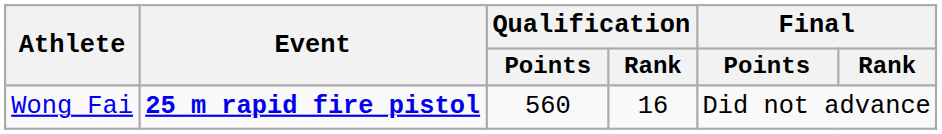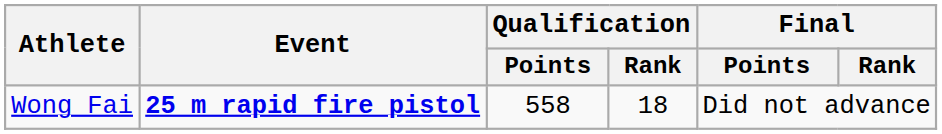(548, 107) 560 -> (548, 107) 558
(653, 107) 16 -> (653, 107) 18
